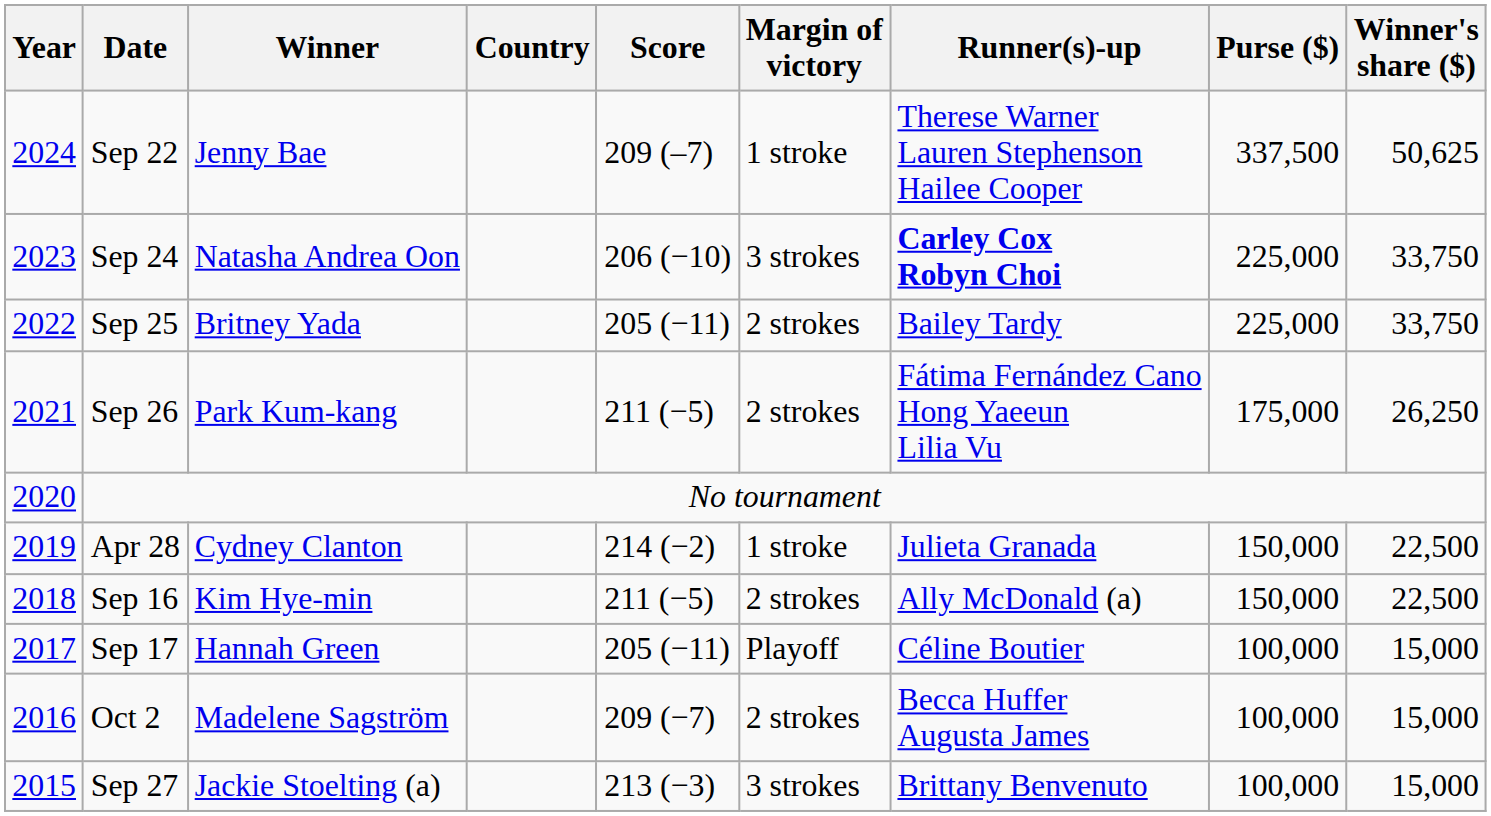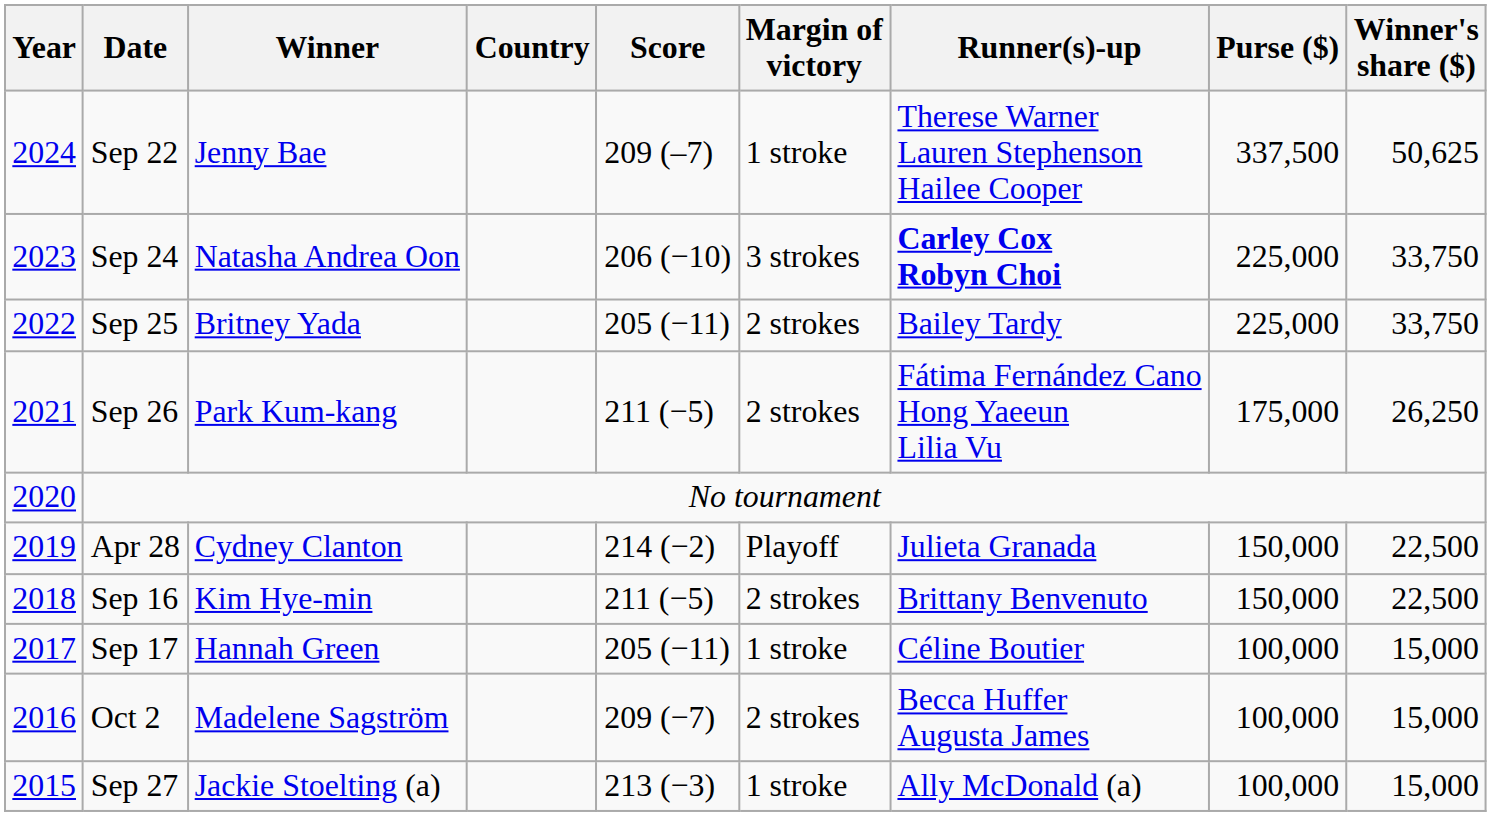(797, 547) 1 stroke -> (792, 547) Playoff
(1019, 598) Ally McDonald (a) -> (1023, 598) Brittany Benvenuto
(792, 648) Playoff -> (797, 648) 1 stroke
(803, 785) 3 strokes -> (797, 785) 1 stroke
(1023, 785) Brittany Benvenuto -> (1019, 785) Ally McDonald (a)
